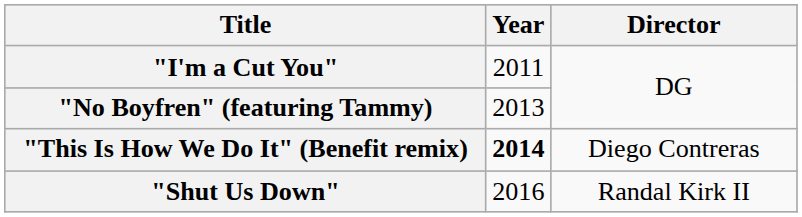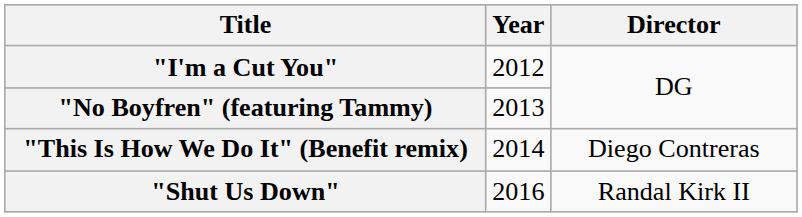(518, 66) 2011 -> (518, 66) 2012
(518, 149) bold -> (518, 149) normal
